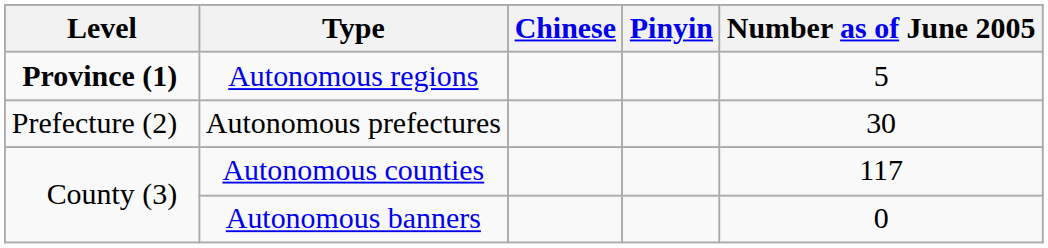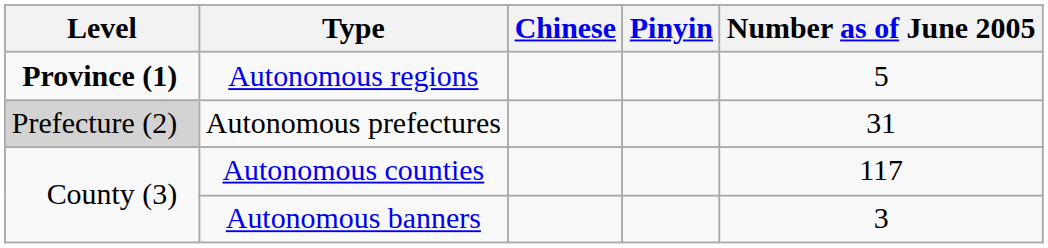(102, 123) no background -> (102, 123) lightgrey background
(881, 123) 30 -> (881, 123) 31
(881, 218) 0 -> (881, 218) 3
